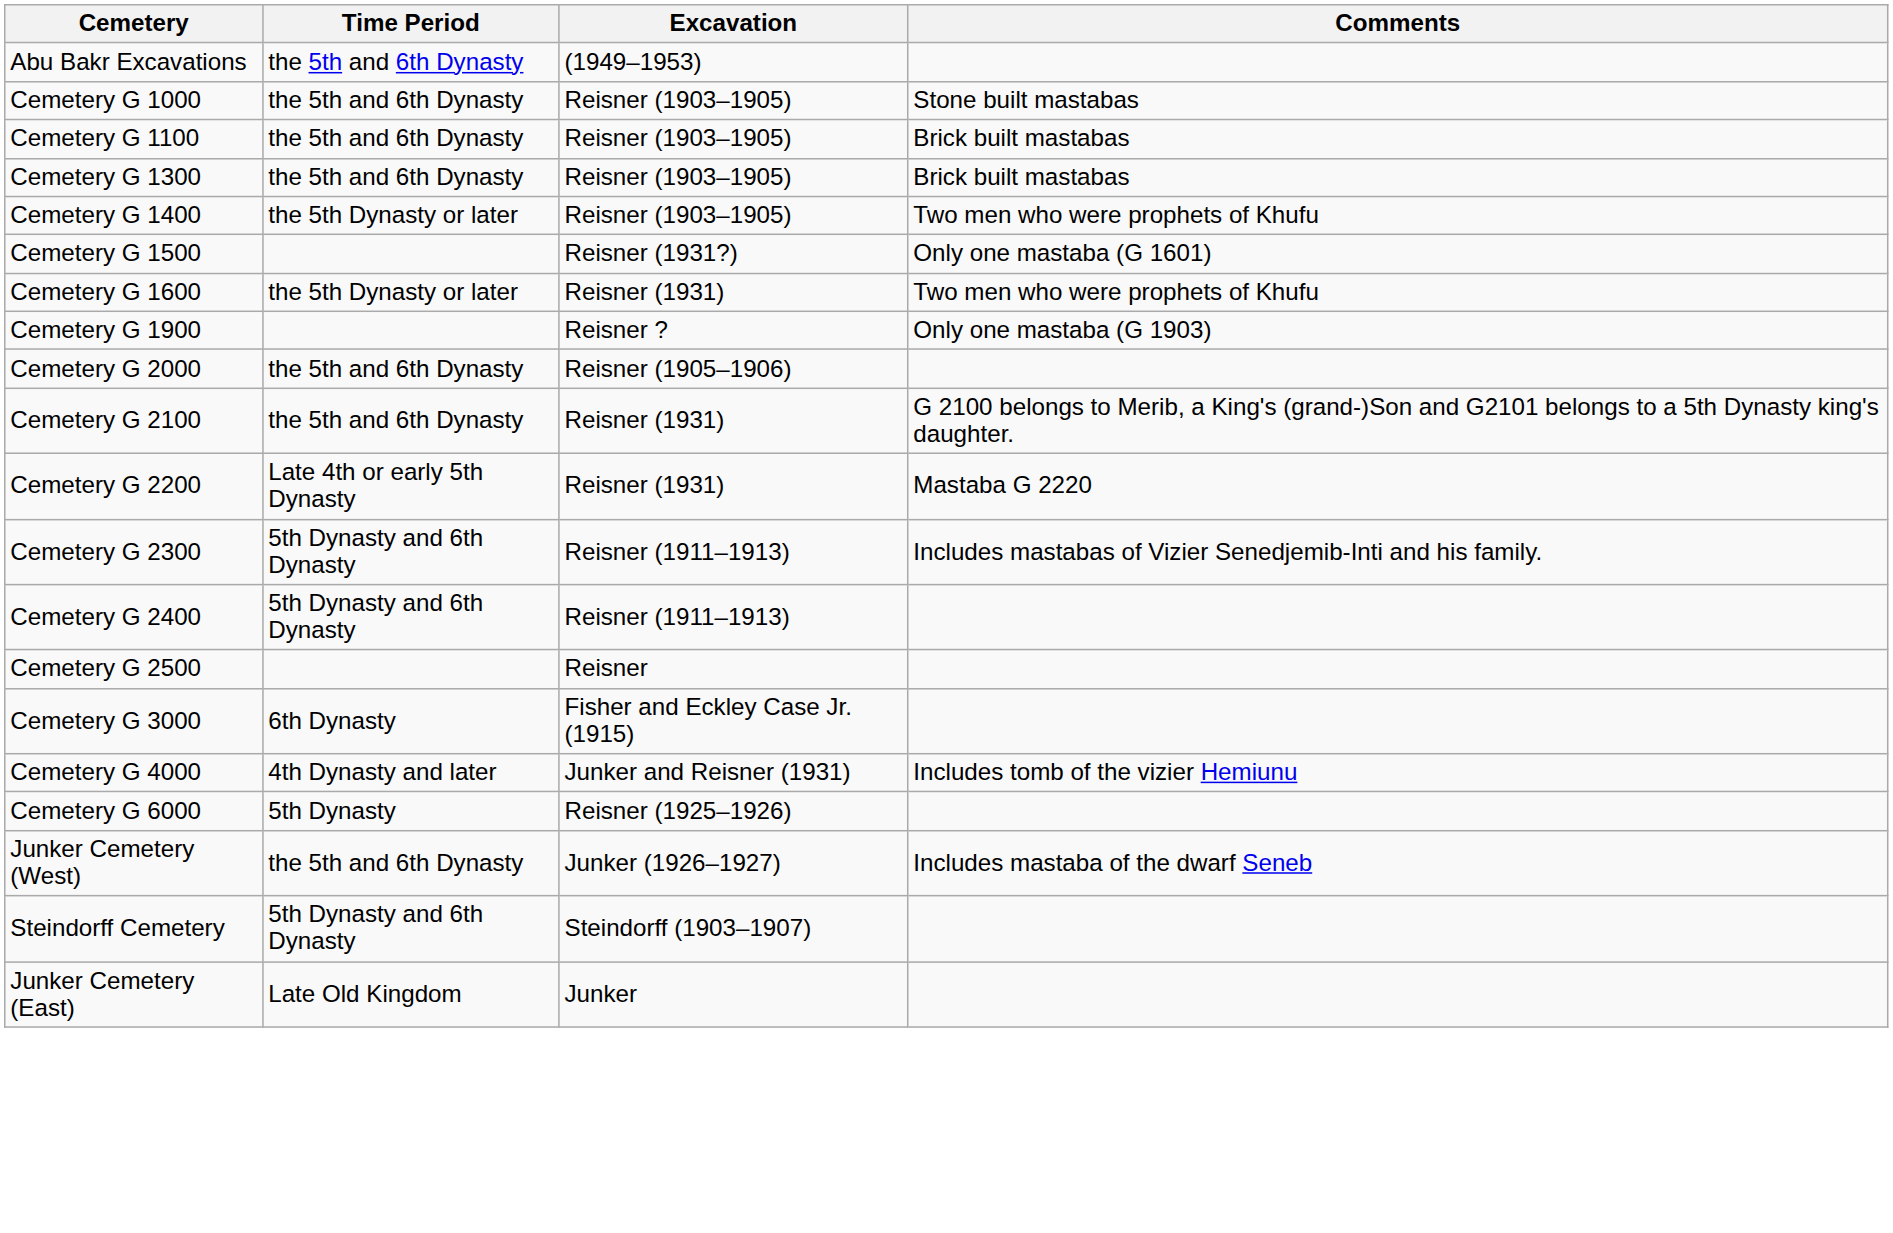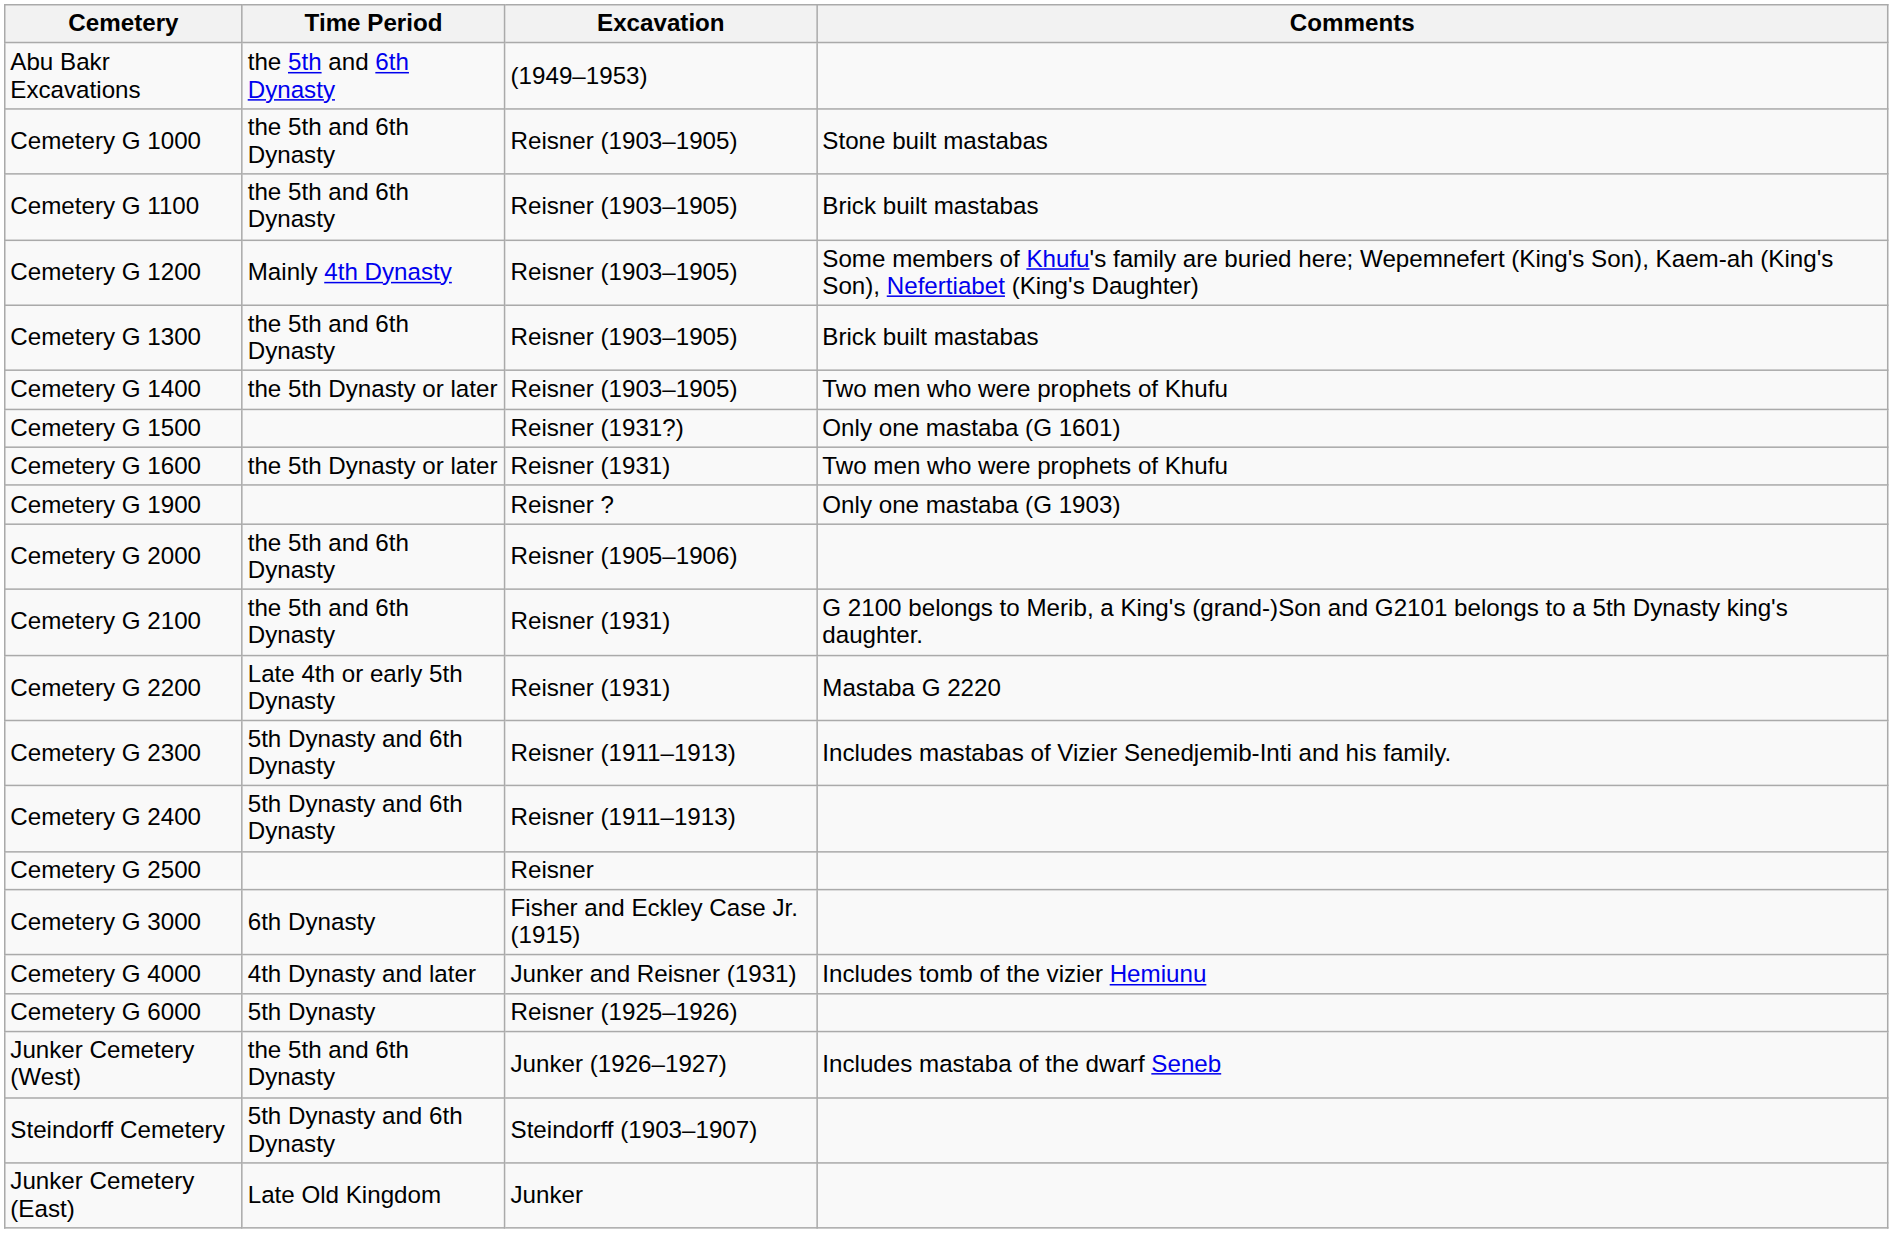+ row: (106, 272)
